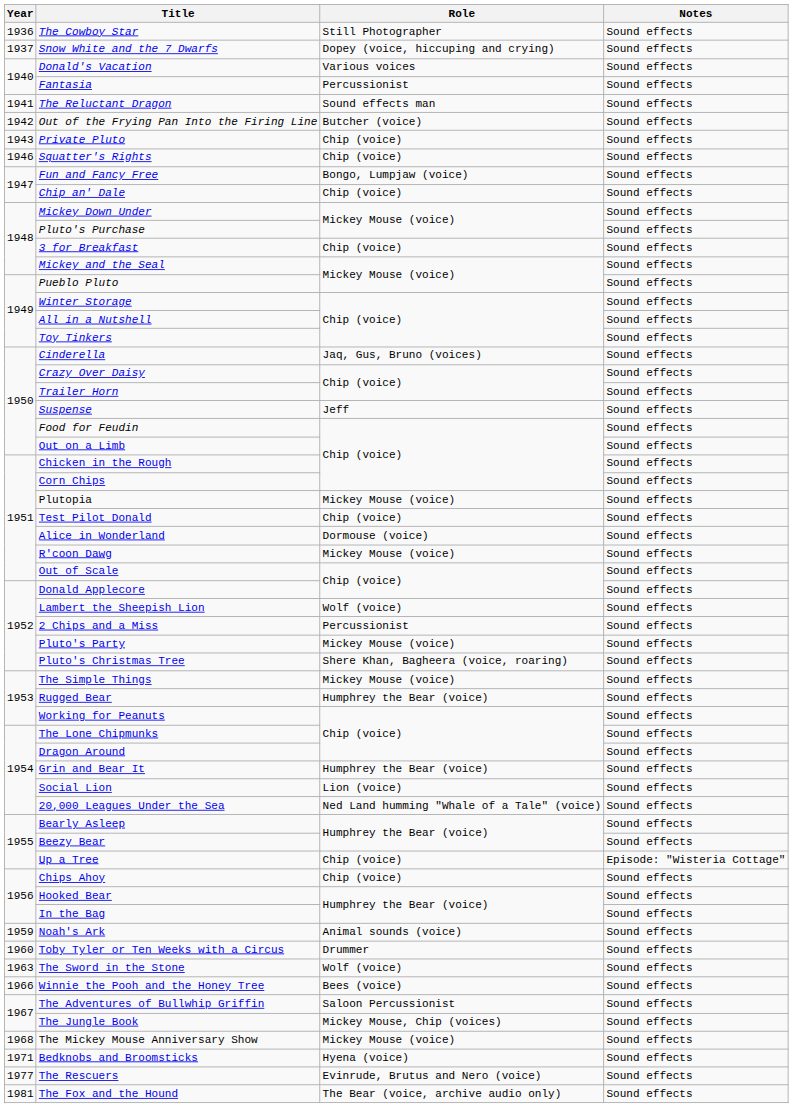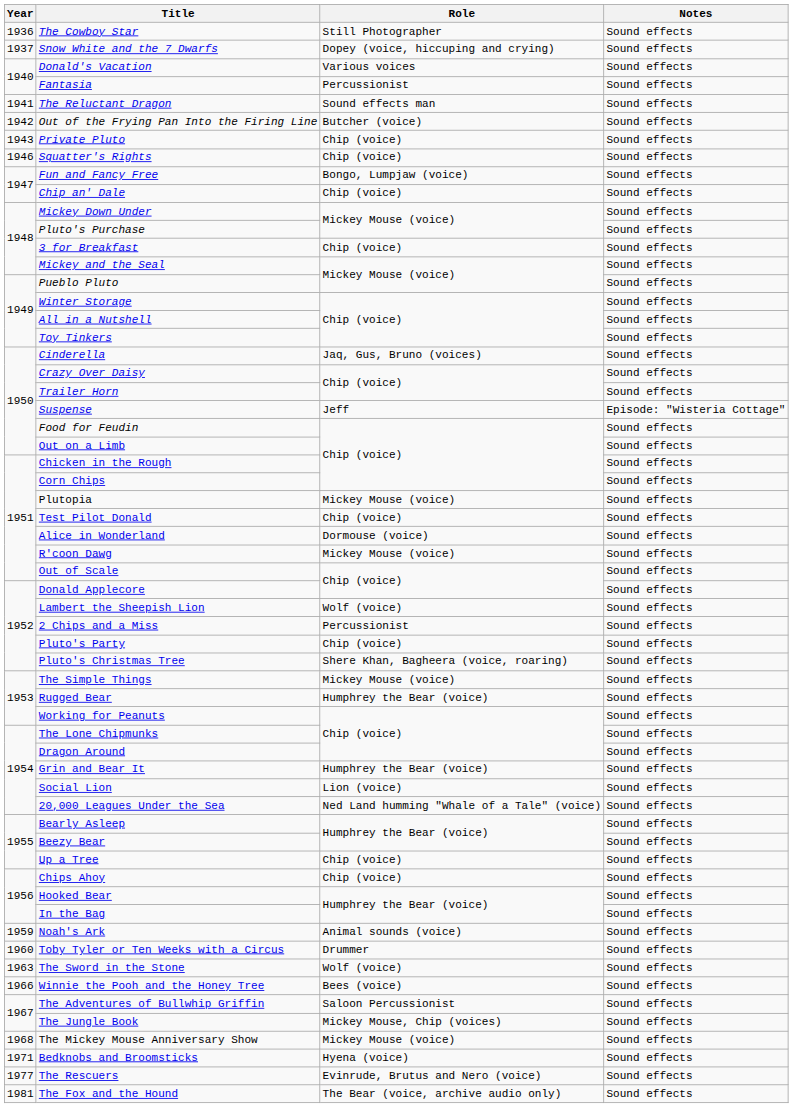(649, 410) Sound effects -> (696, 410) Episode: "Wisteria Cottage"
(389, 644) Mickey Mouse (voice) -> (362, 644) Chip (voice)
(696, 860) Episode: "Wisteria Cottage" -> (649, 860) Sound effects
